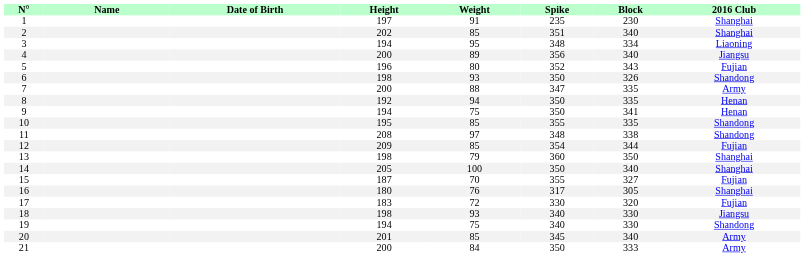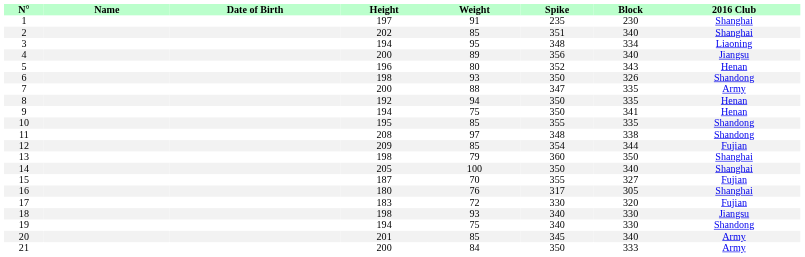(734, 66) Fujian -> (734, 66) Henan
